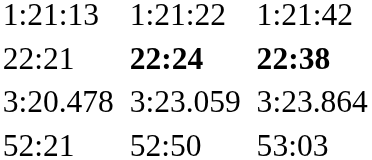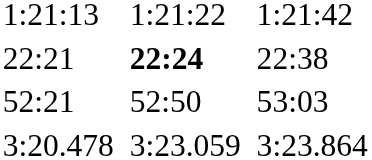(293, 58) bold -> (293, 58) normal
rows swapped: (39, 145) <-> (58, 101)
